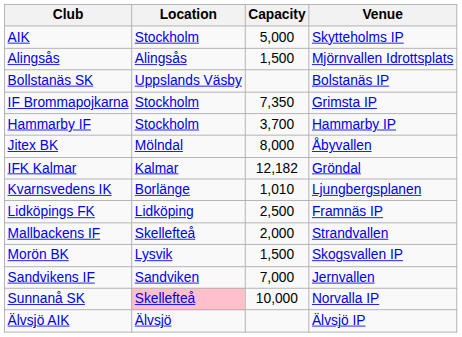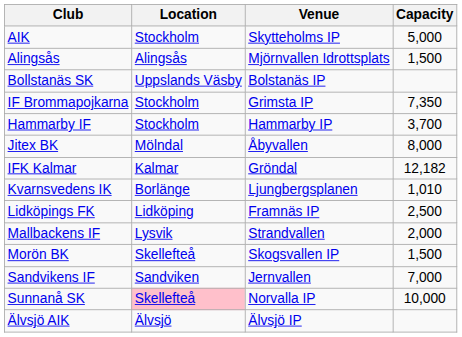columns swapped: (383, 15) <-> (277, 15)
(165, 233) Skellefteå -> (154, 233) Lysvik
(154, 255) Lysvik -> (165, 255) Skellefteå
